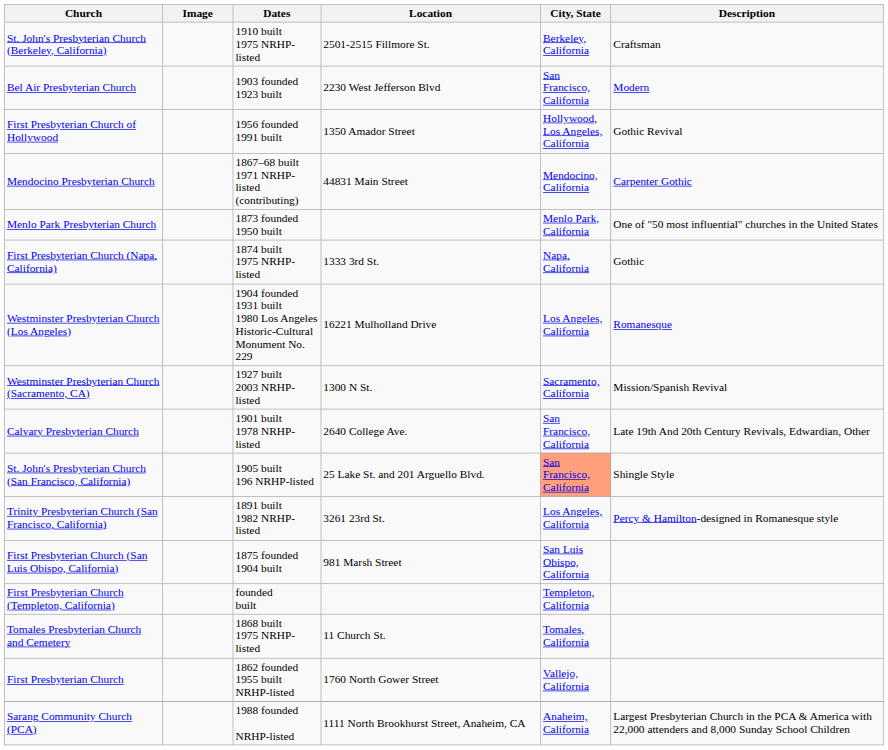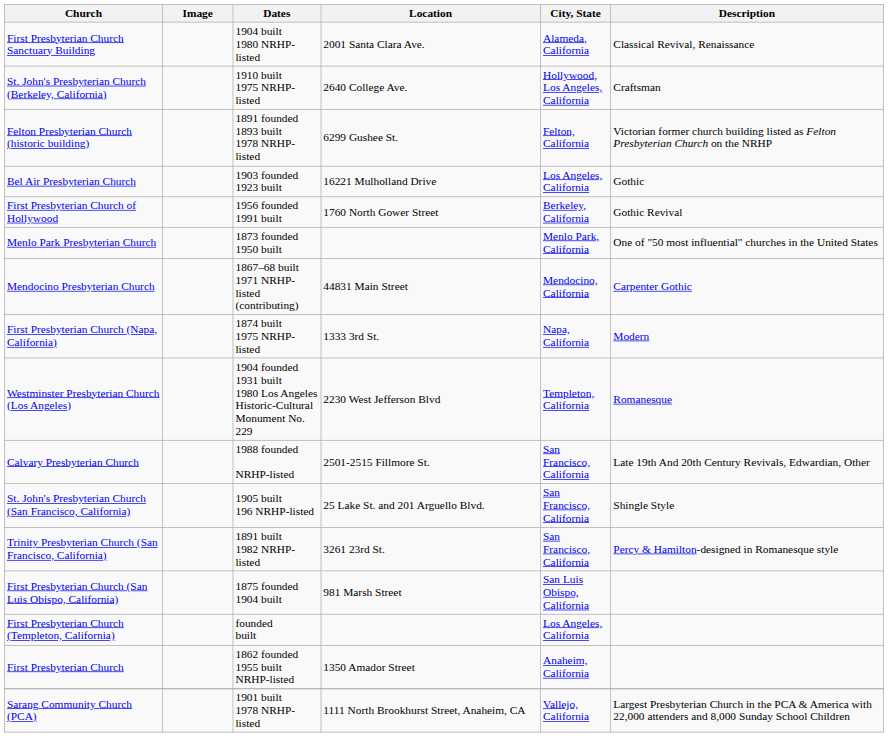+ row: (65, 44)
(376, 44) 2501-2515 Fillmore St. -> (365, 87) 2640 College Ave.
(566, 44) Berkeley, California -> (573, 87) Hollywood, Los Angeles, California
+ row: (69, 137)
(382, 87) 2230 West Jefferson Blvd -> (380, 181) 16221 Mulholland Drive
(567, 87) San Francisco, California -> (573, 181) Los Angeles, California
(631, 87) Modern -> (629, 181) Gothic
(369, 131) 1350 Amador Street -> (381, 212) 1760 North Gower Street
(573, 131) Hollywood, Los Angeles, California -> (566, 212) Berkeley, California
rows swapped: (81, 181) <-> (82, 224)
(629, 262) Gothic -> (631, 336) Modern
(380, 324) 16221 Mulholland Drive -> (382, 399) 2230 West Jefferson Blvd
(573, 324) Los Angeles, California -> (569, 399) Templeton, California
- row: (83, 387)
(265, 431) 1901 built 1978 NRHP-listed -> (267, 462) 1988 founded NRHP-listed
(365, 431) 2640 College Ave. -> (376, 462) 2501-2515 Fillmore St.
(567, 474) lightsalmon background -> (567, 505) no background
(573, 518) Los Angeles, California -> (567, 549) San Francisco, California
(569, 599) Templeton, California -> (573, 629) Los Angeles, California
- row: (74, 636)
(381, 679) 1760 North Gower Street -> (369, 667) 1350 Amador Street
(566, 679) Vallejo, California -> (566, 667) Anaheim, California
(267, 723) 1988 founded NRHP-listed -> (265, 710) 1901 built 1978 NRHP-listed
(566, 723) Anaheim, California -> (566, 710) Vallejo, California
